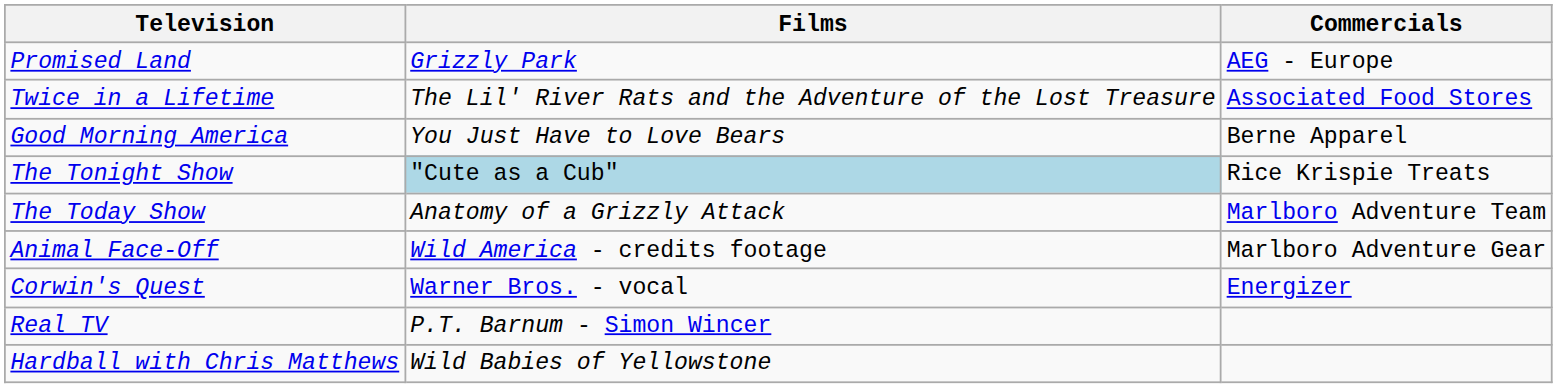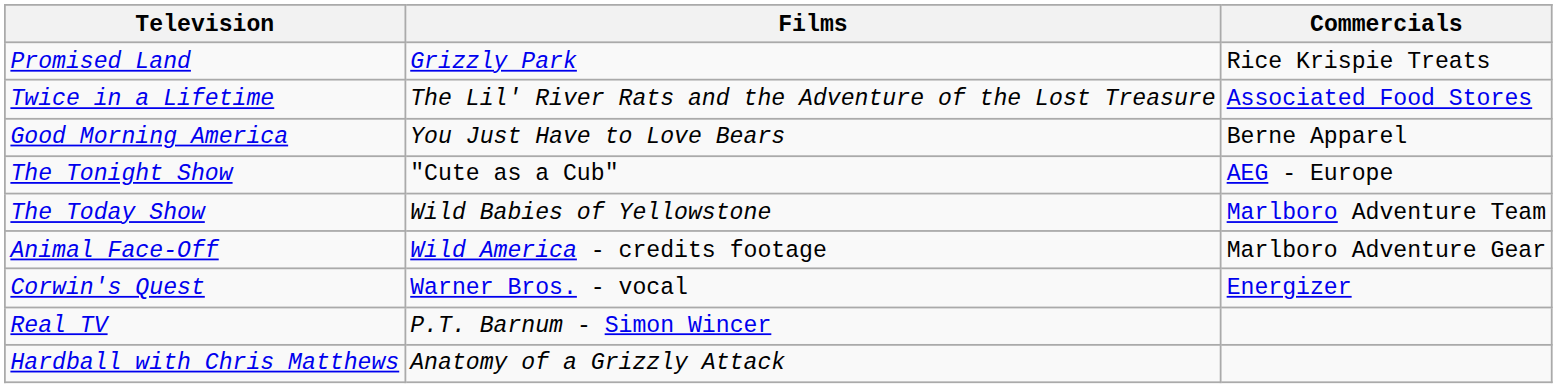(1310, 61) AEG - Europe -> (1359, 61) Rice Krispie Treats
(514, 175) lightblue background -> (514, 175) no background
(1359, 175) Rice Krispie Treats -> (1310, 175) AEG - Europe
(598, 212) Anatomy of a Grizzly Attack -> (591, 212) Wild Babies of Yellowstone
(591, 363) Wild Babies of Yellowstone -> (598, 363) Anatomy of a Grizzly Attack
